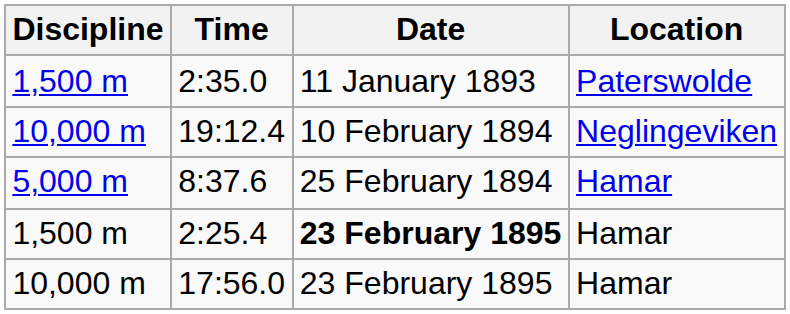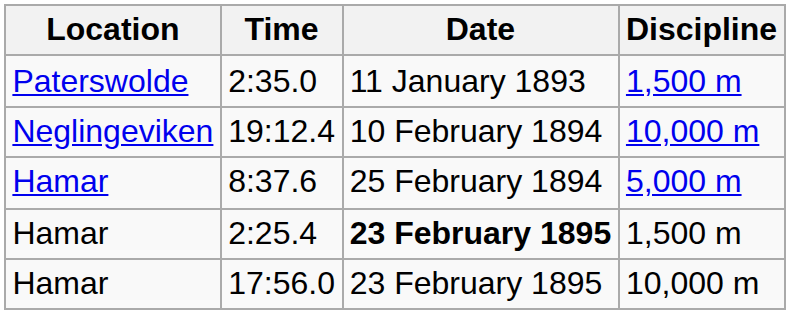columns swapped: (88, 29) <-> (677, 29)
